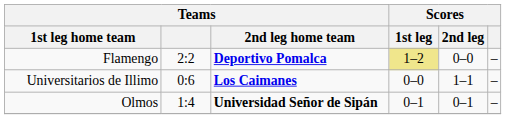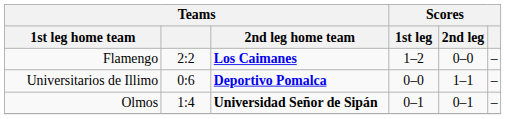(270, 59) Deportivo Pomalca -> (255, 59) Los Caimanes
(414, 59) khaki background -> (414, 59) no background
(255, 80) Los Caimanes -> (270, 80) Deportivo Pomalca
